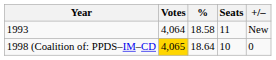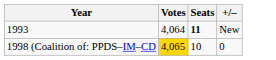- column: (203, 13)
(225, 30) normal -> (196, 30) bold
